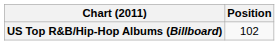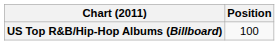(249, 31) 102 -> (249, 31) 100
